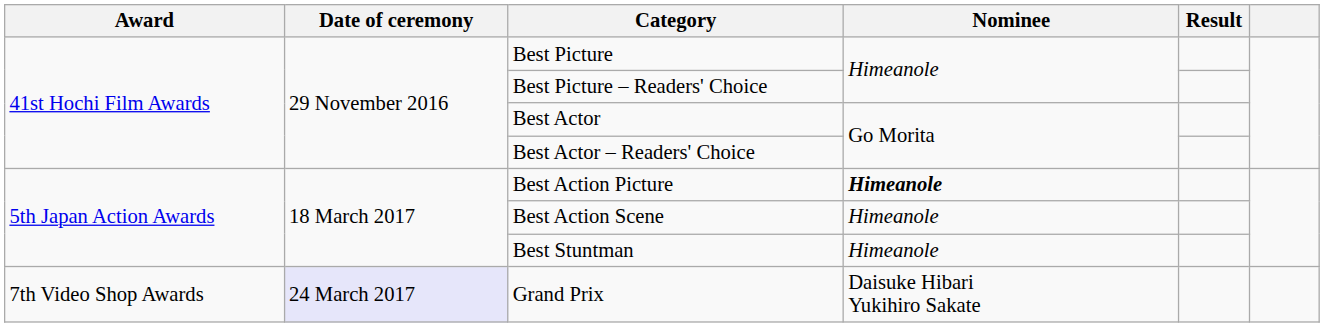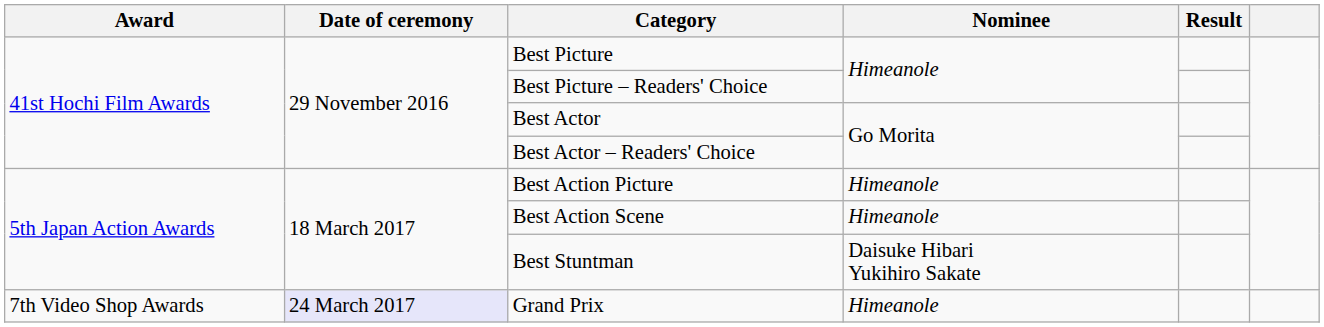(895, 184) bold -> (893, 184) normal
(893, 250) Himeanole -> (914, 261) Daisuke Hibari Yukihiro Sakate
(914, 294) Daisuke Hibari Yukihiro Sakate -> (893, 305) Himeanole
